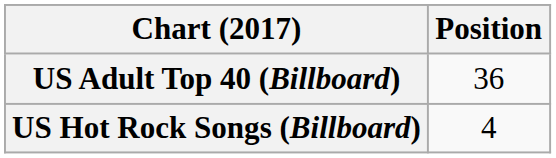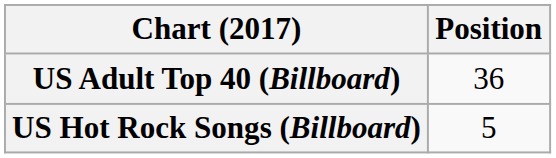(489, 127) 4 -> (489, 127) 5
